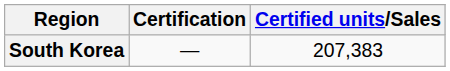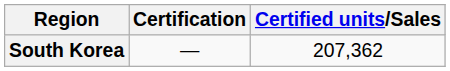(348, 50) 207,383 -> (348, 50) 207,362
